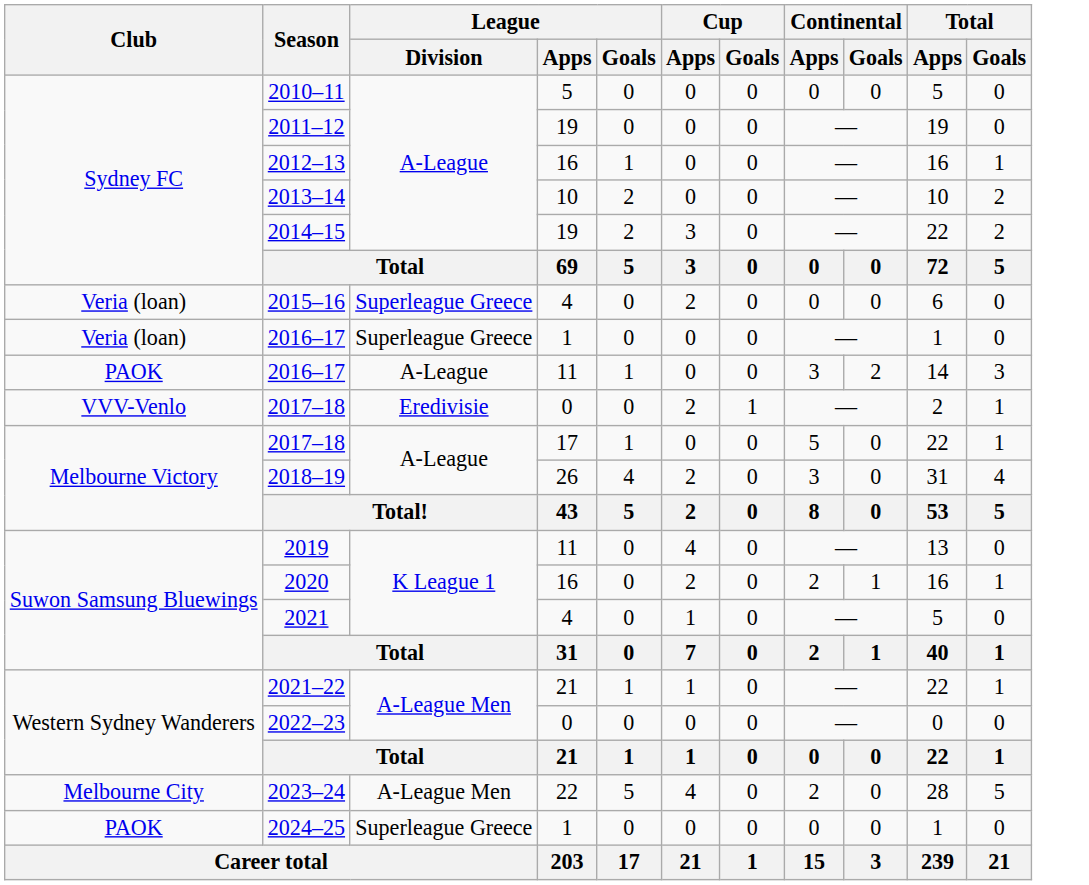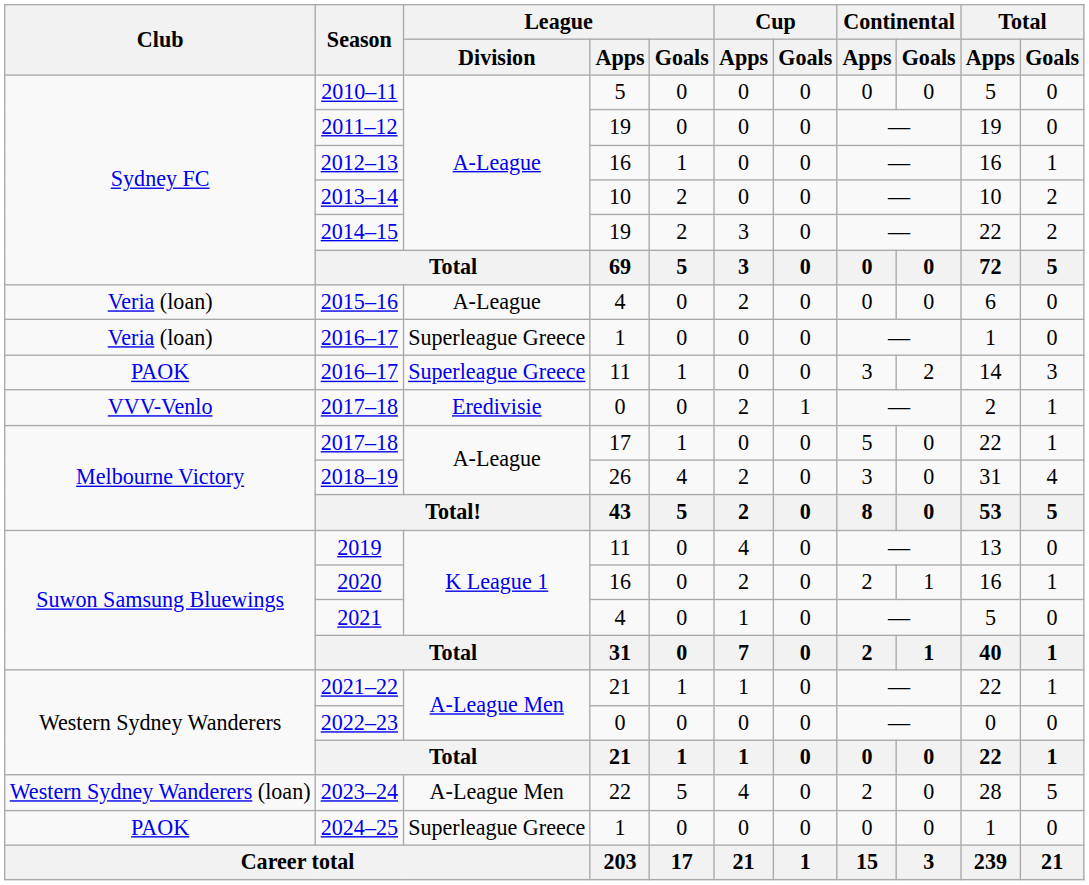(444, 302) Superleague Greece -> (497, 302) A-League
(444, 372) A-League -> (497, 372) Superleague Greece
(134, 792) Melbourne City -> (160, 792) Western Sydney Wanderers (loan)
